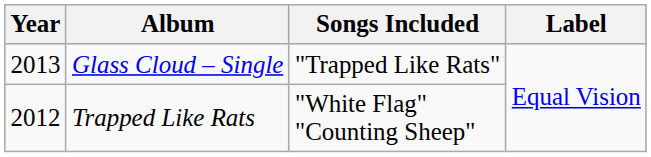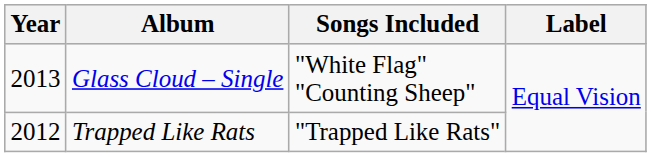(398, 63) "Trapped Like Rats" -> (385, 77) "White Flag" "Counting Sheep"
(385, 117) "White Flag" "Counting Sheep" -> (398, 131) "Trapped Like Rats"
